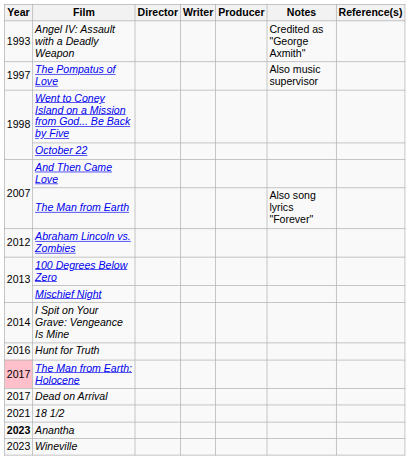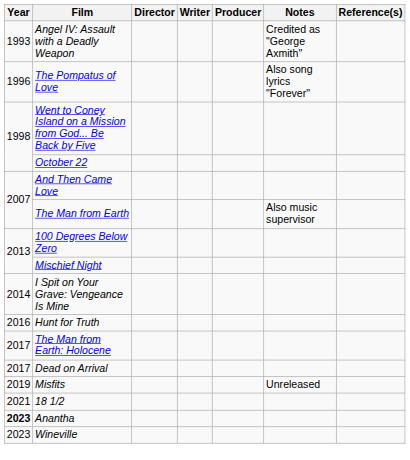(19, 76) 1997 -> (19, 82) 1996
(295, 76) Also music supervisor -> (289, 82) Also song lyrics "Forever"
(293, 208) Also song lyrics "Forever" -> (292, 214) Also music supervisor
- row: (83, 242)
(19, 374) pink background -> (19, 345) no background
+ row: (50, 385)
